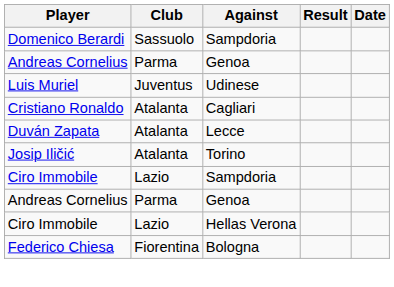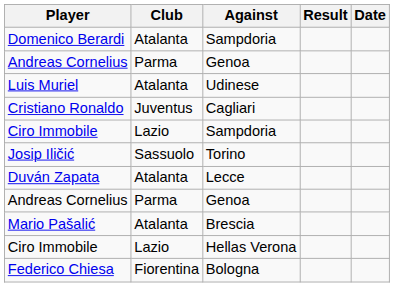(164, 39) Sassuolo -> (161, 39) Atalanta
(163, 85) Juventus -> (161, 85) Atalanta
(161, 108) Atalanta -> (163, 108) Juventus
rows swapped: (53, 177) <-> (54, 131)
(161, 154) Atalanta -> (164, 154) Sassuolo
+ row: (52, 223)
